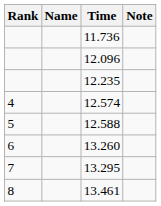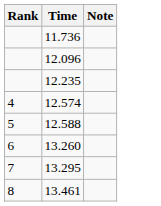- column: (61, 15)
